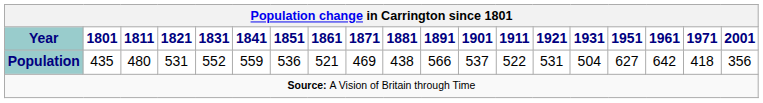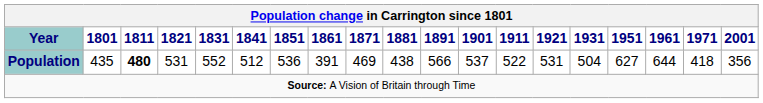(139, 62) normal -> (139, 62) bold
(252, 62) 559 -> (252, 62) 512
(327, 62) 521 -> (327, 62) 391
(664, 62) 642 -> (664, 62) 644
